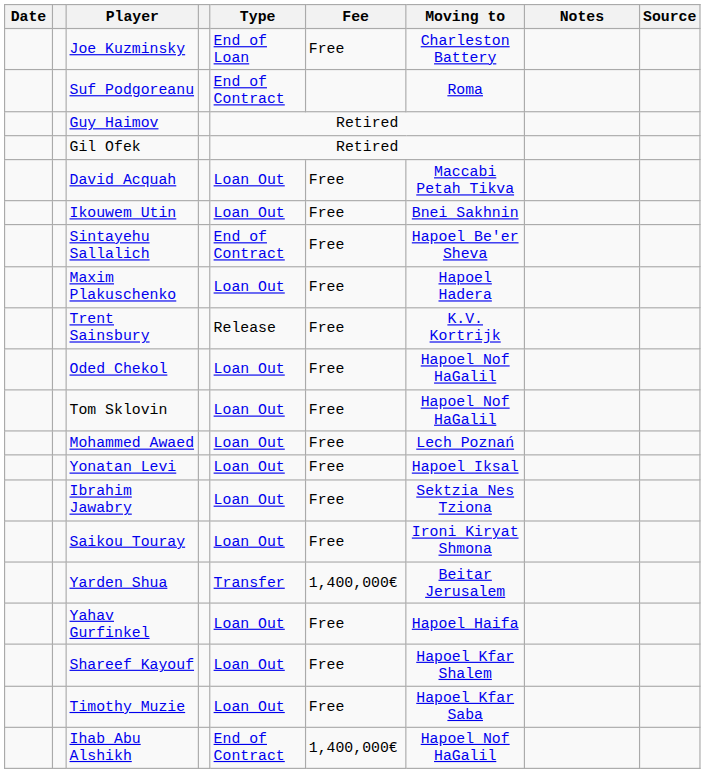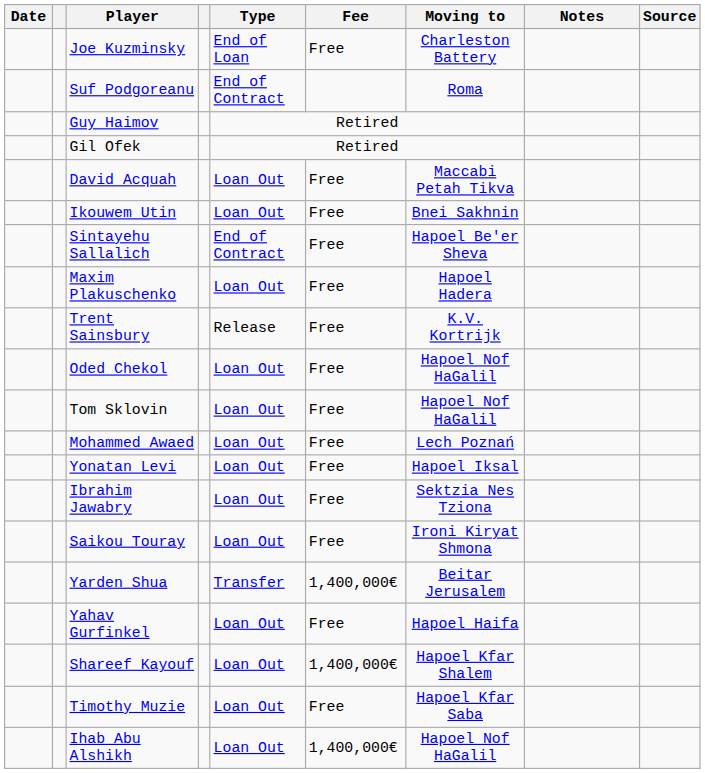(327, 665) Free -> (353, 665) 1,400,000€
(249, 748) End of Contract -> (249, 748) Loan Out
